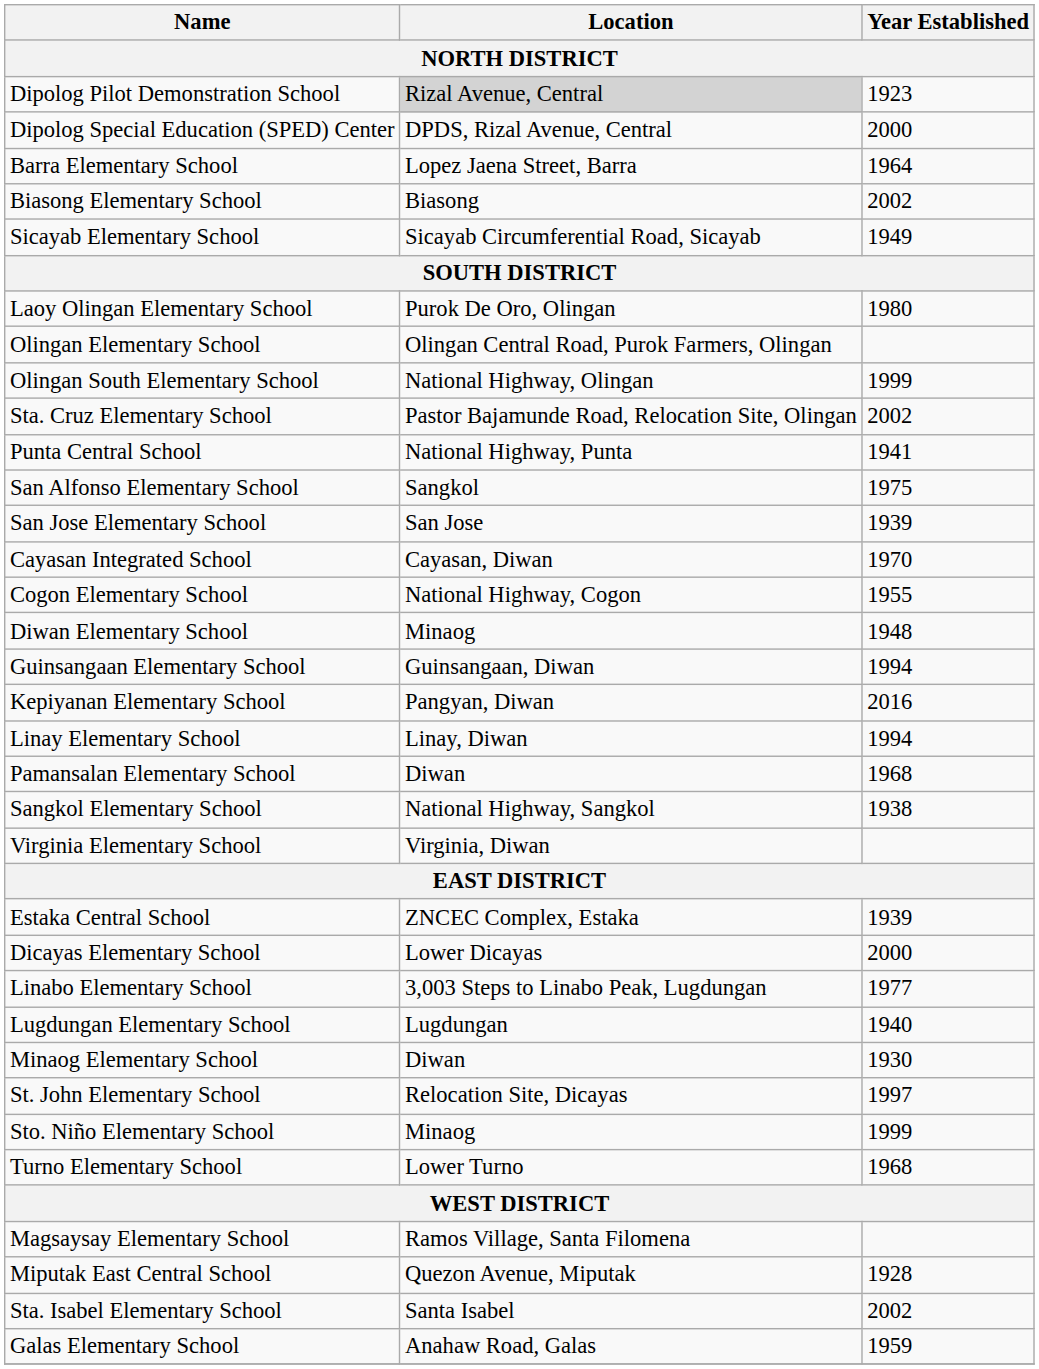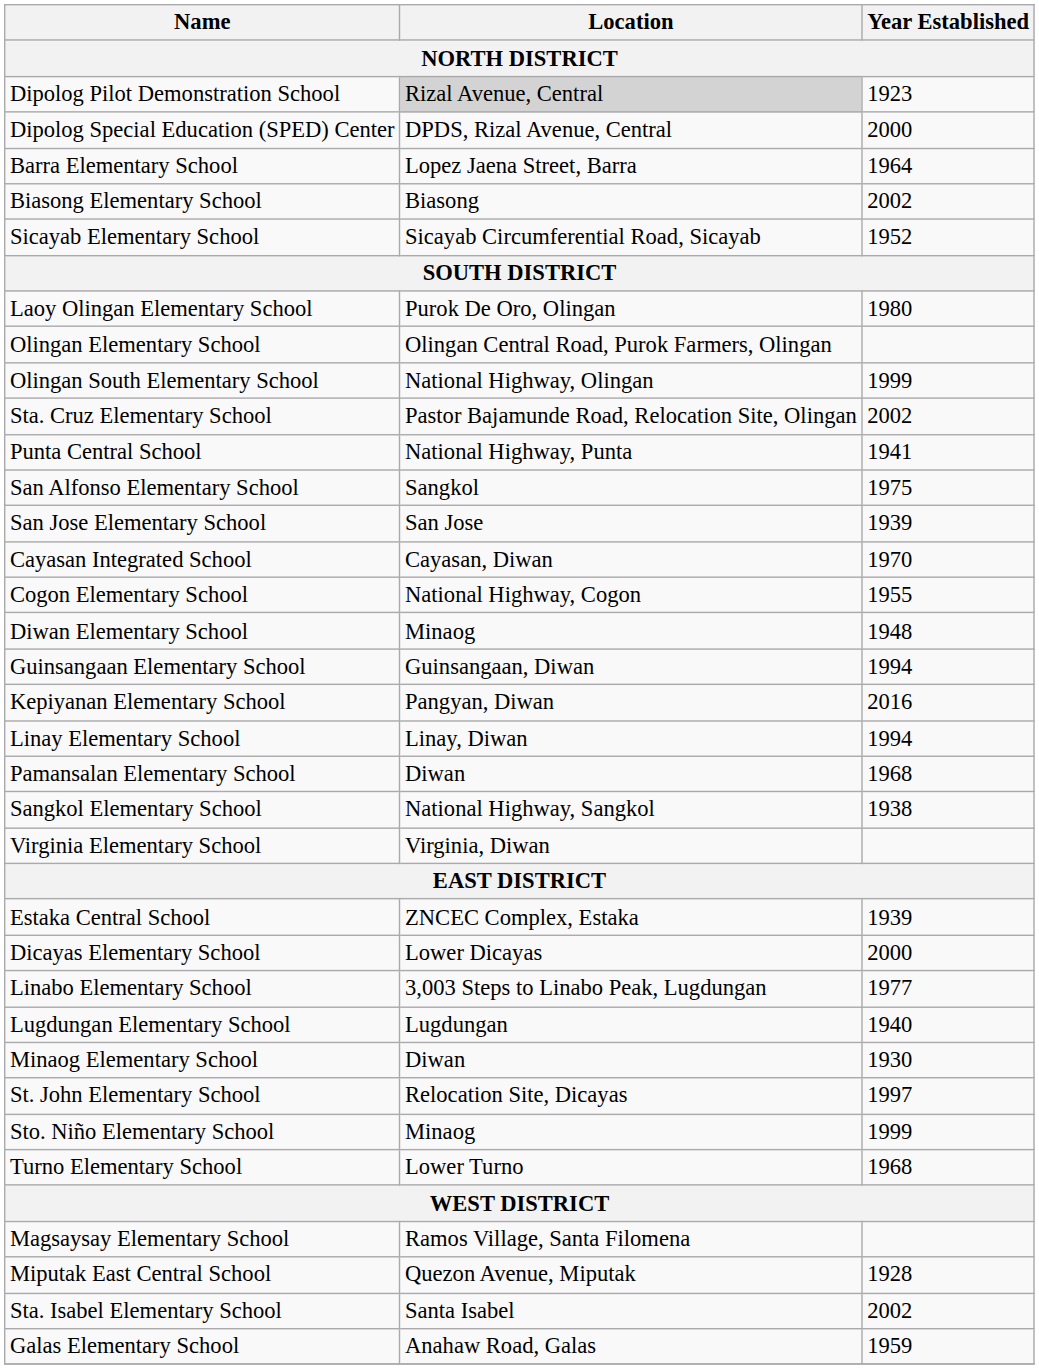(890, 237) 1949 -> (890, 237) 1952
